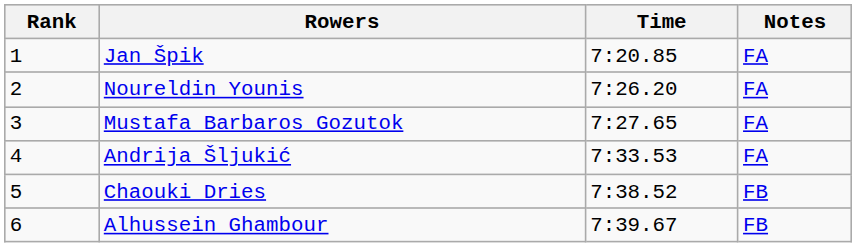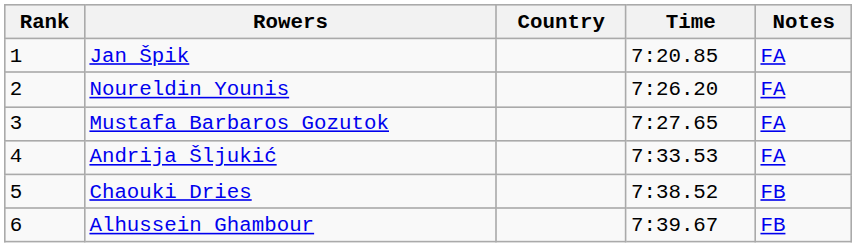+ column: (561, 22)
